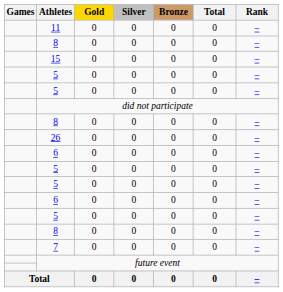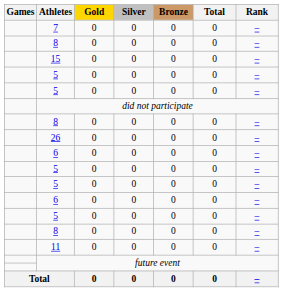rows swapped: (56, 28) <-> (56, 247)
